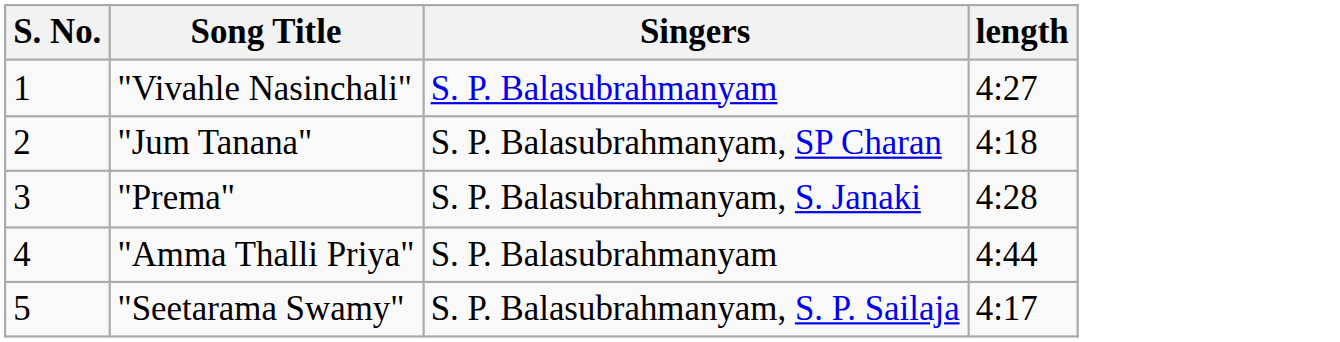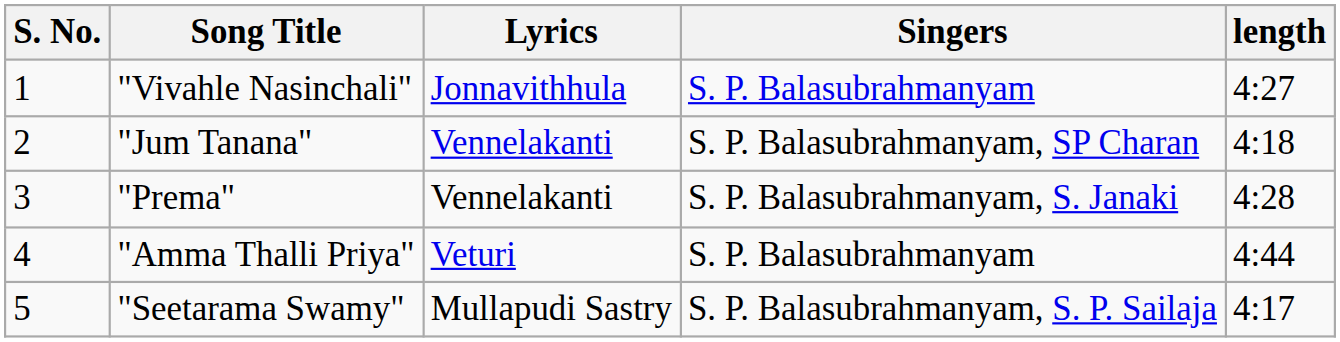+ column: (551, 32)
